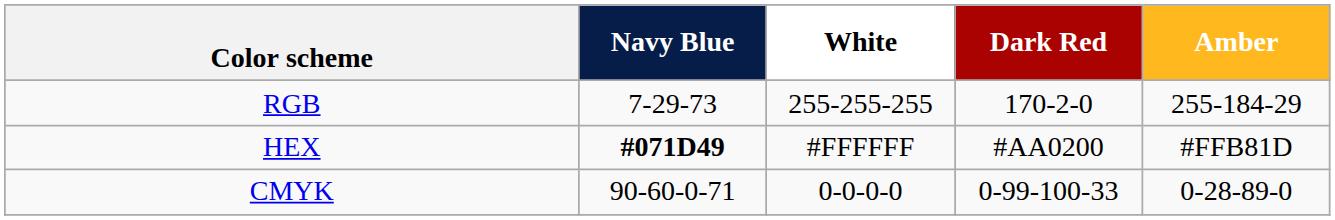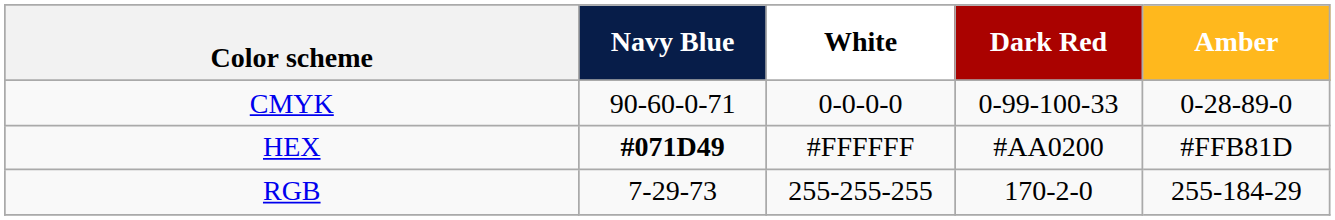rows swapped: (292, 191) <-> (292, 102)
